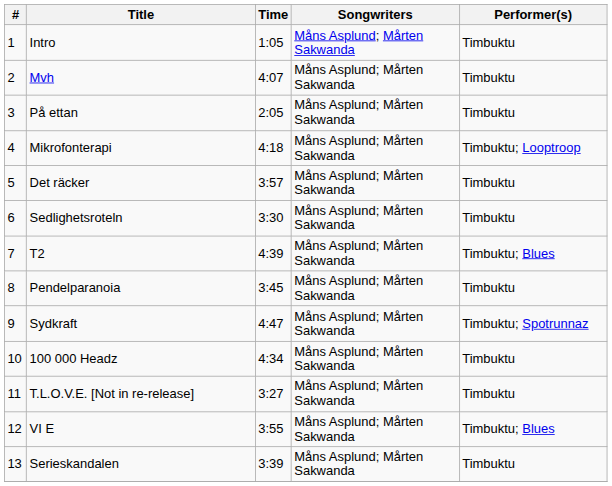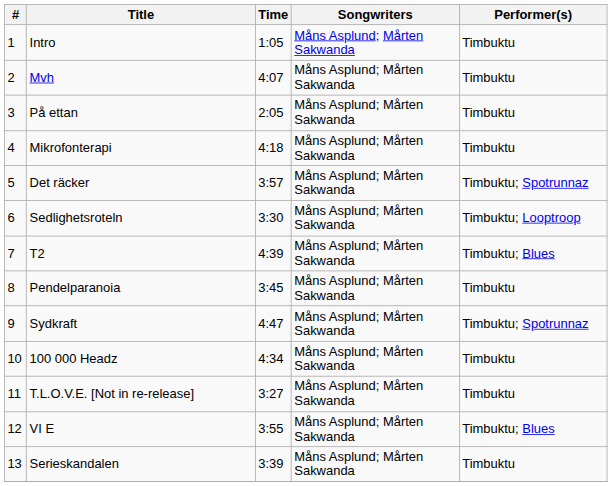(521, 148) Timbuktu; Looptroop -> (489, 148) Timbuktu
(489, 183) Timbuktu -> (525, 183) Timbuktu; Spotrunnaz
(489, 218) Timbuktu -> (521, 218) Timbuktu; Looptroop
